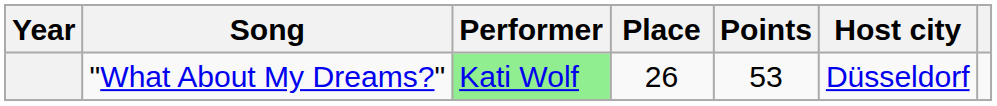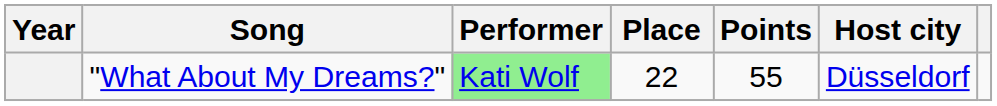(661, 77) 26 -> (661, 77) 22
(766, 77) 53 -> (766, 77) 55
